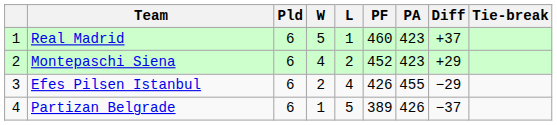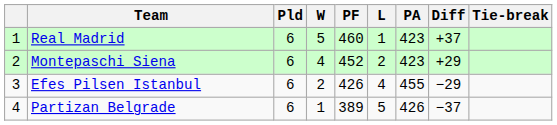columns swapped: (349, 16) <-> (380, 16)
